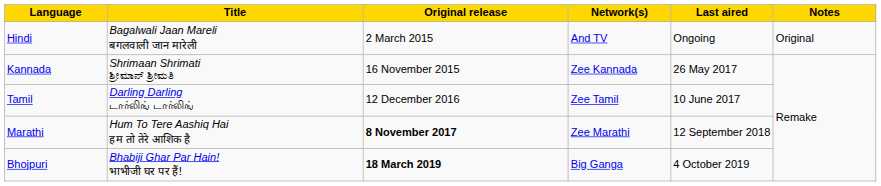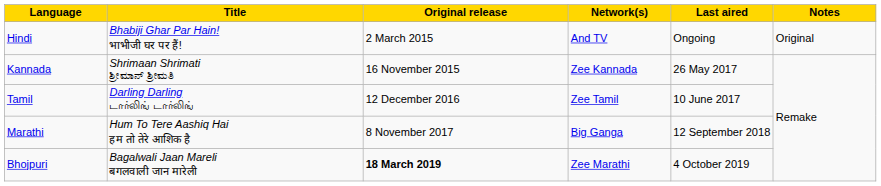(163, 38) Bagalwali Jaan Mareli बगलवाली जान मारेली -> (164, 38) Bhabiji Ghar Par Hain! भाभीजी घर पर हैं!
(411, 132) bold -> (410, 132) normal
(600, 132) Zee Marathi -> (597, 132) Big Ganga
(164, 164) Bhabiji Ghar Par Hain! भाभीजी घर पर हैं! -> (163, 164) Bagalwali Jaan Mareli बगलवाली जान मारेली
(597, 164) Big Ganga -> (600, 164) Zee Marathi
